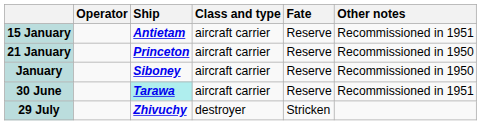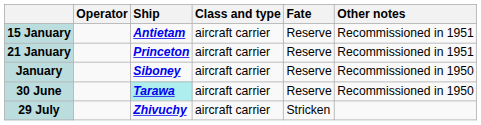(406, 52) Recommissioned in 1950 -> (406, 52) Recommissioned in 1951
(406, 91) Recommissioned in 1951 -> (406, 91) Recommissioned in 1950
(220, 110) destroyer -> (232, 110) aircraft carrier
